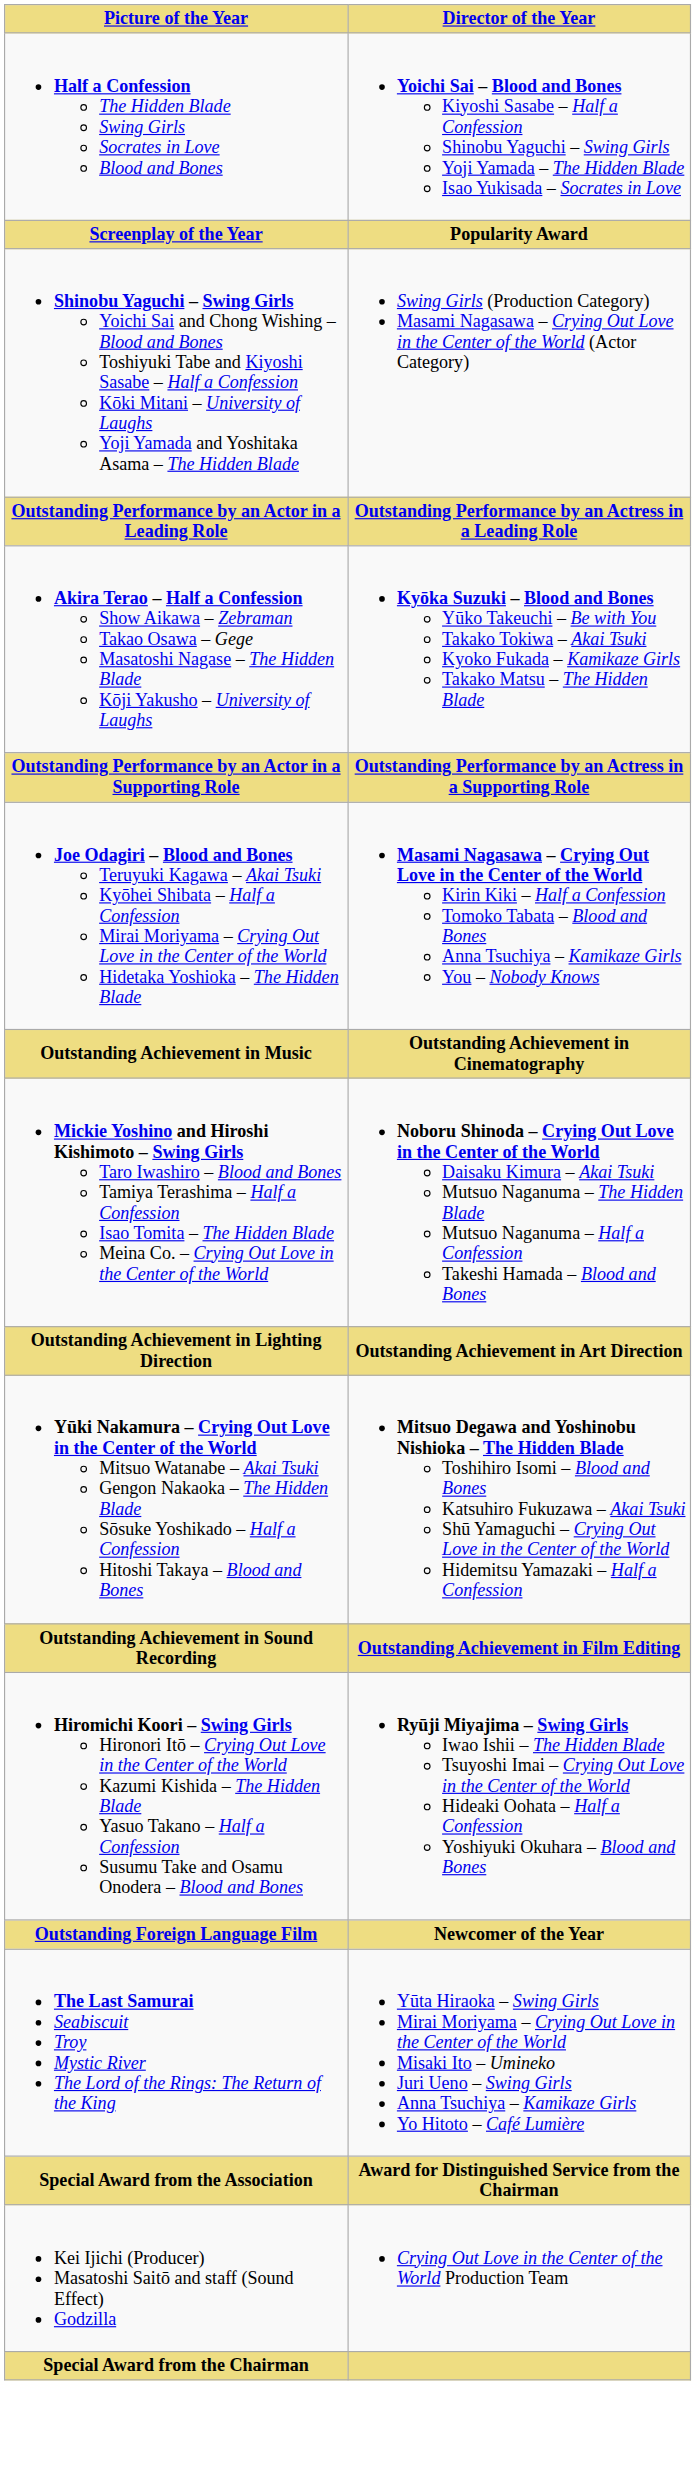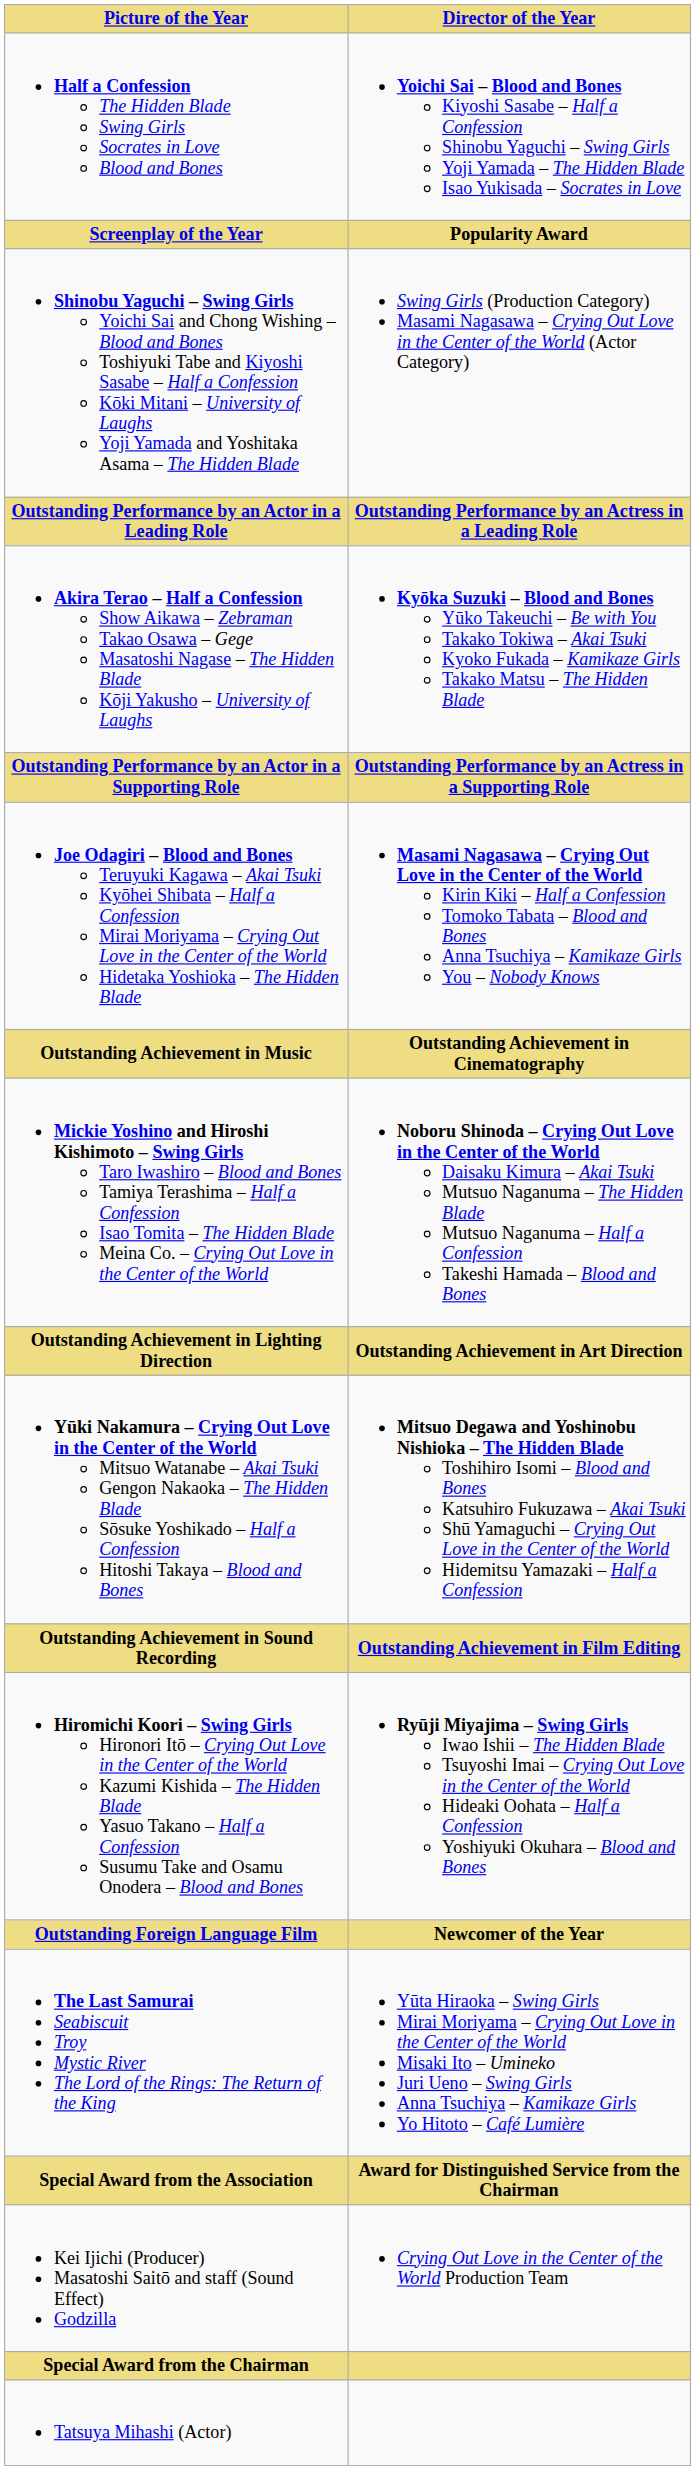+ row: (176, 2433)
